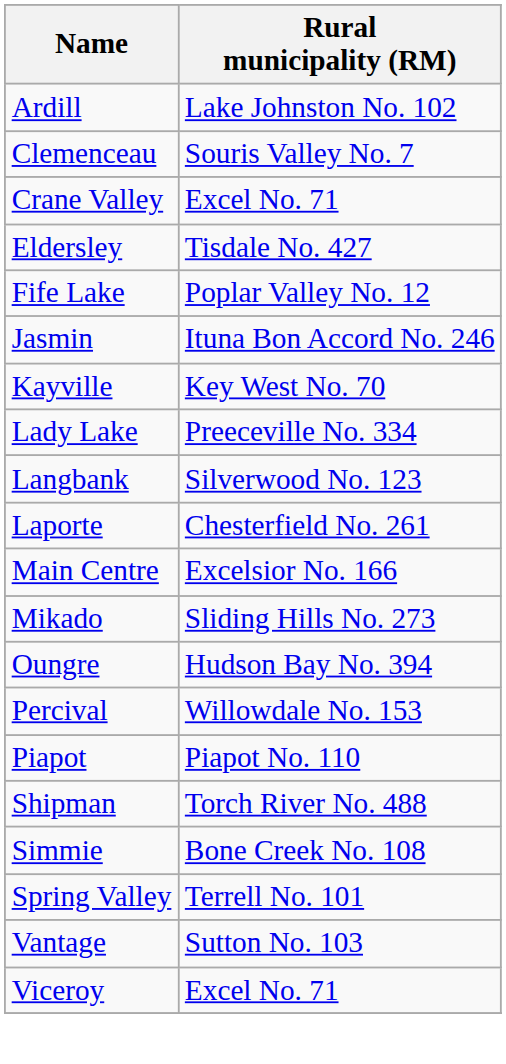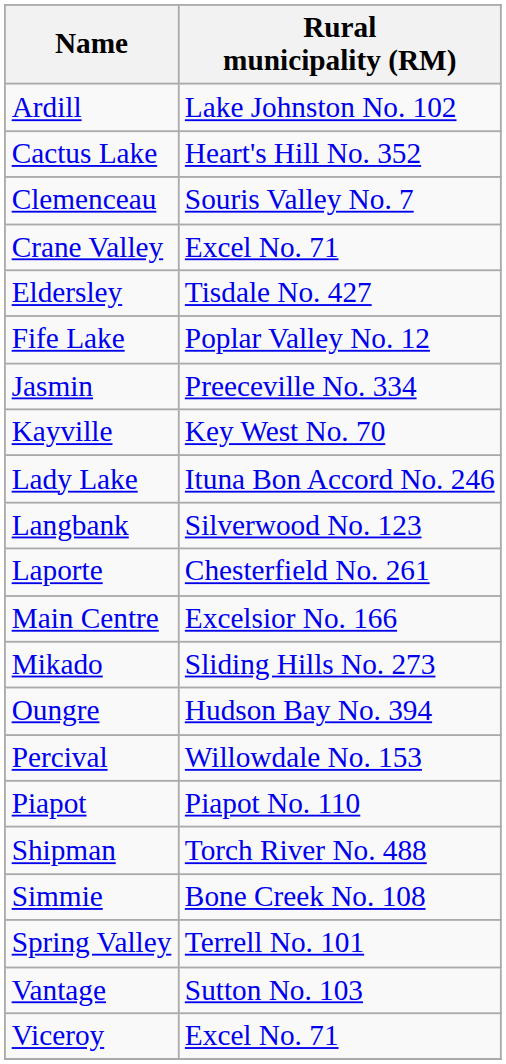+ row: (84, 153)
(340, 339) Ituna Bon Accord No. 246 -> (301, 385) Preeceville No. 334
(301, 432) Preeceville No. 334 -> (340, 478) Ituna Bon Accord No. 246
